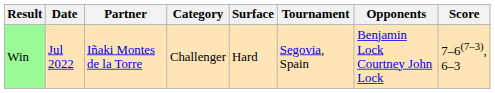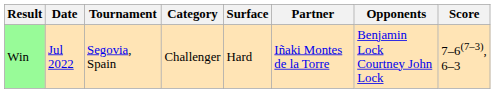columns swapped: (316, 14) <-> (126, 14)
